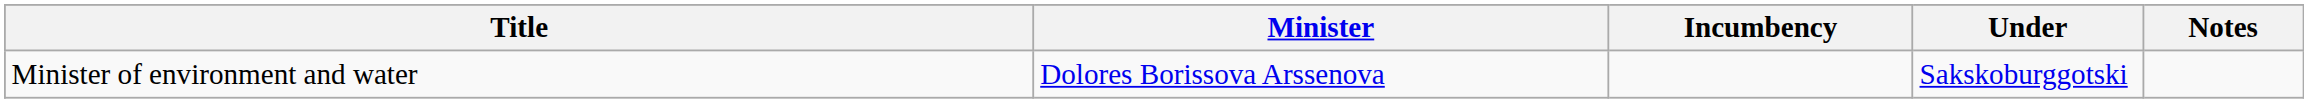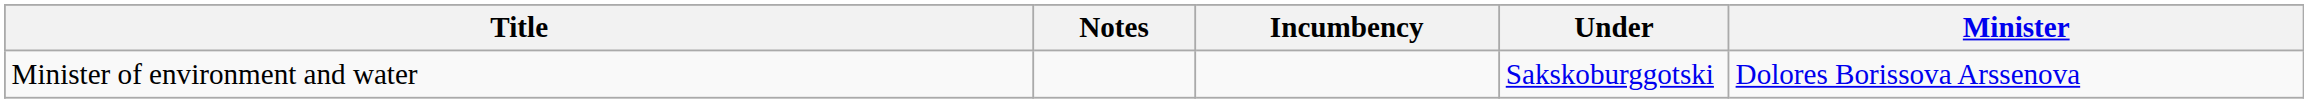columns swapped: (1321, 27) <-> (2223, 27)
